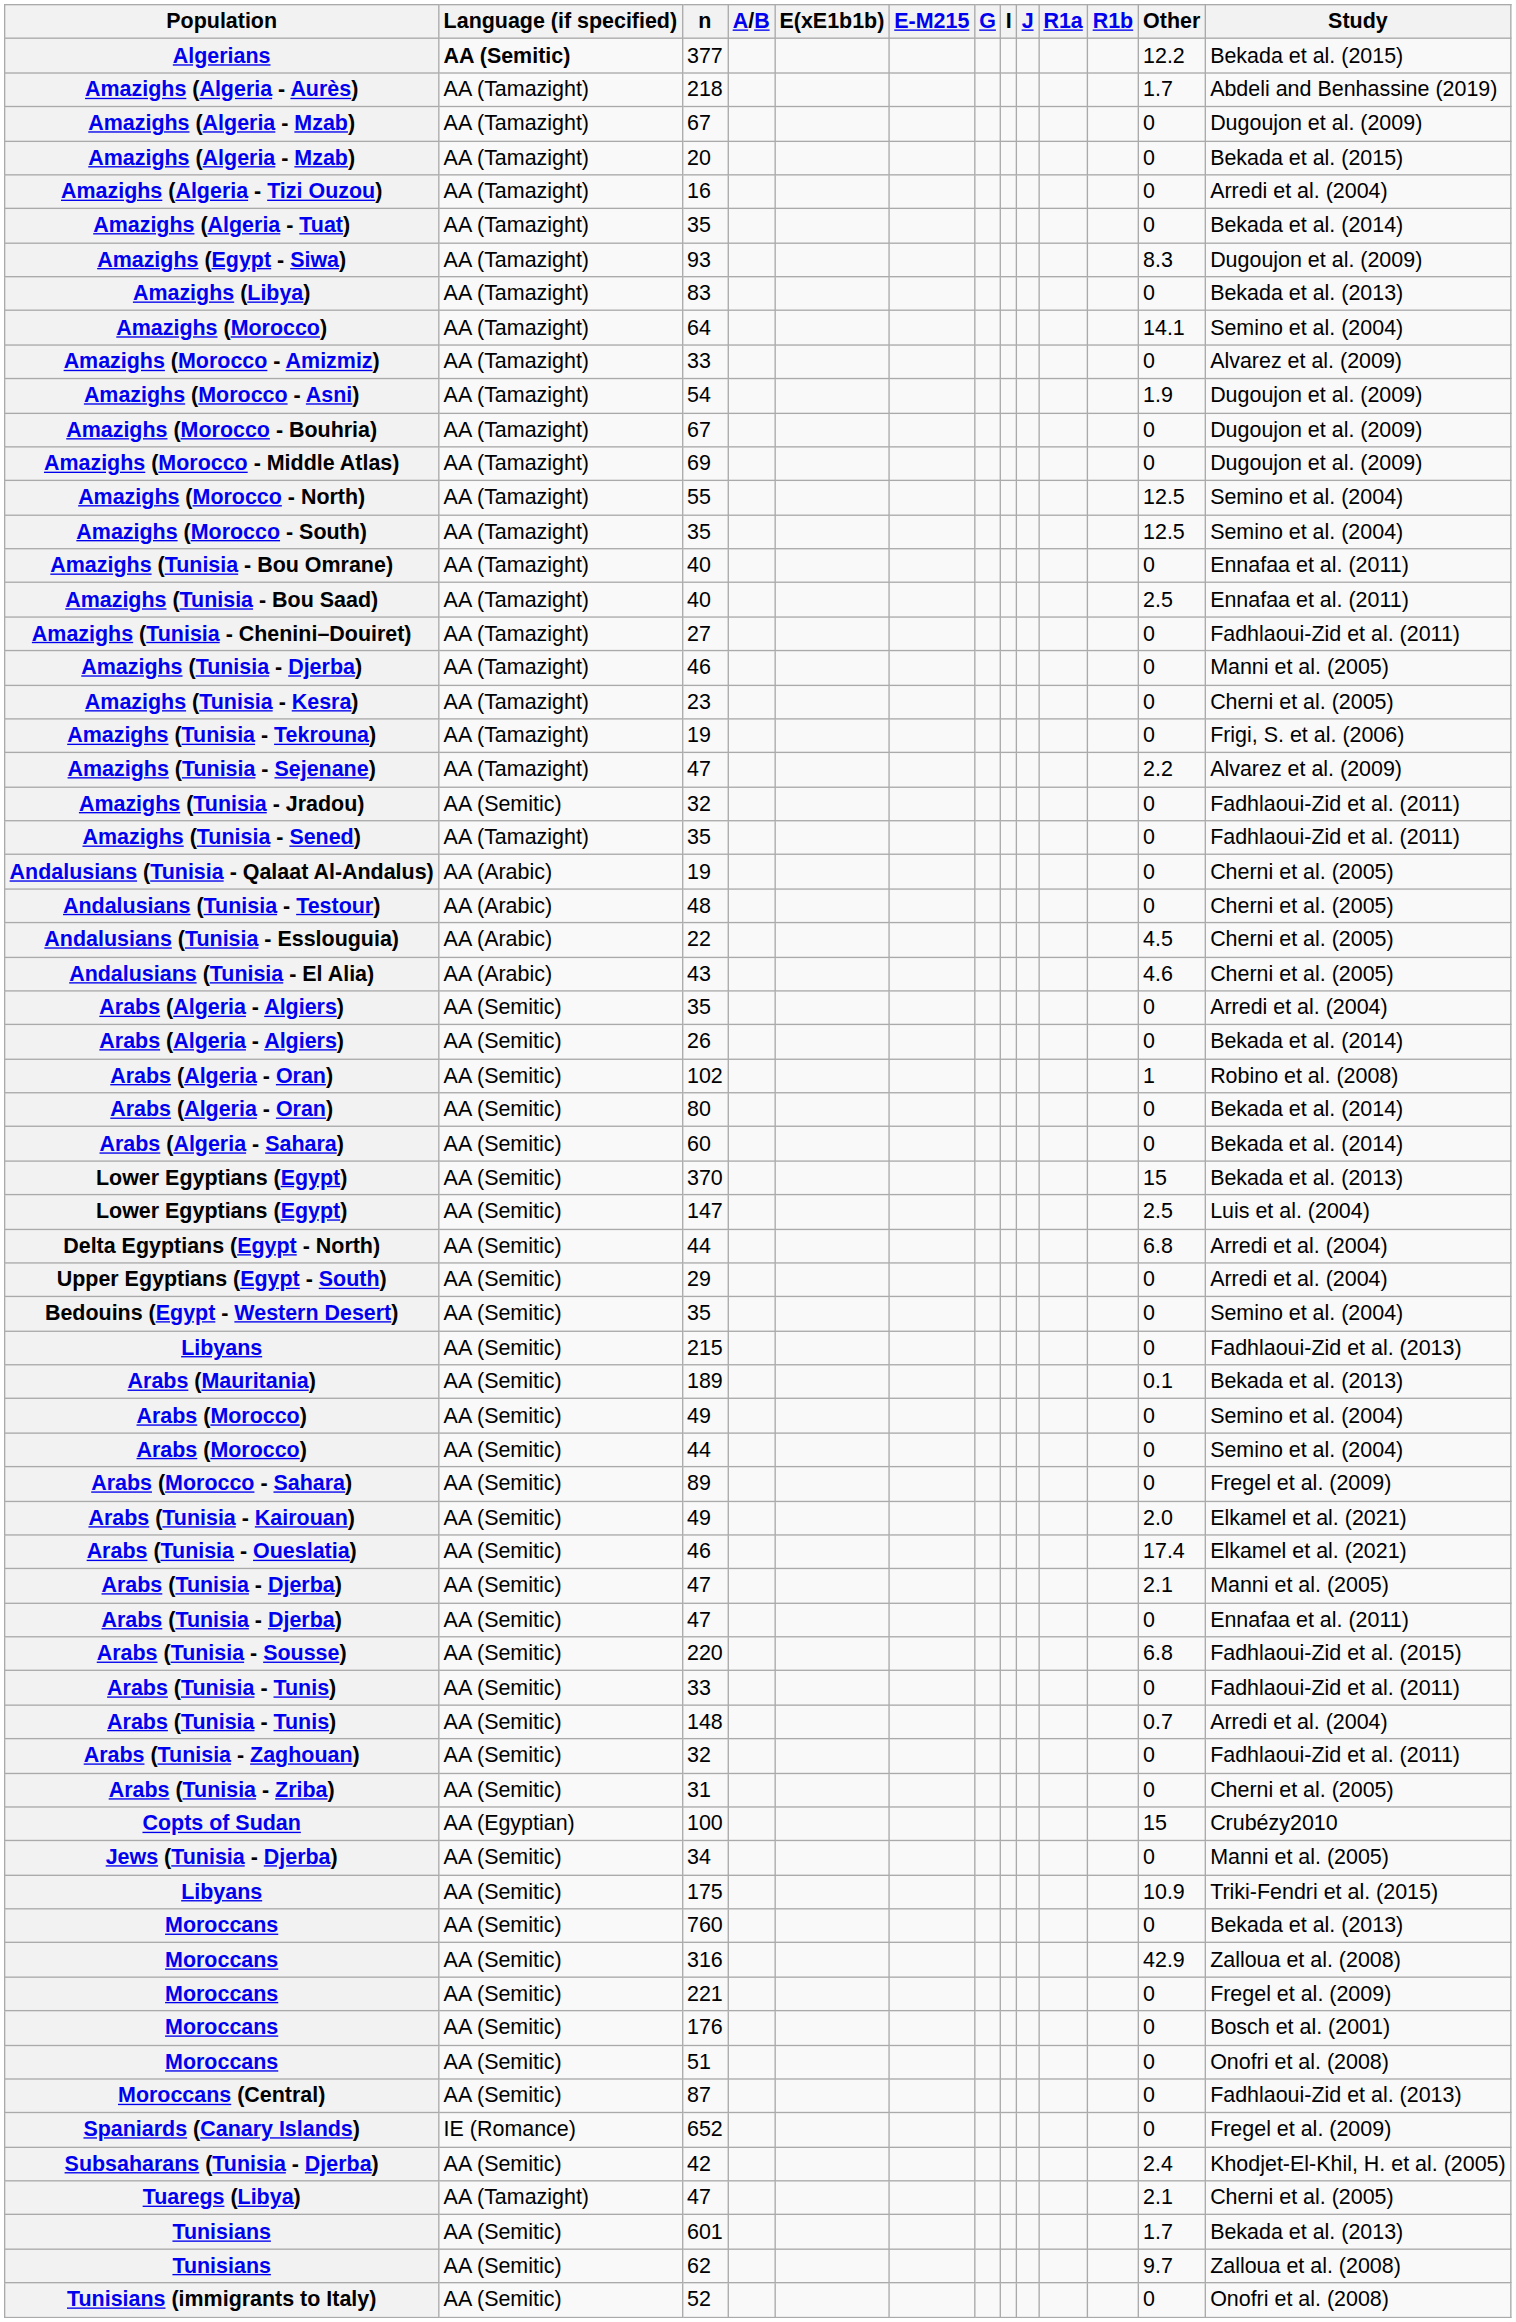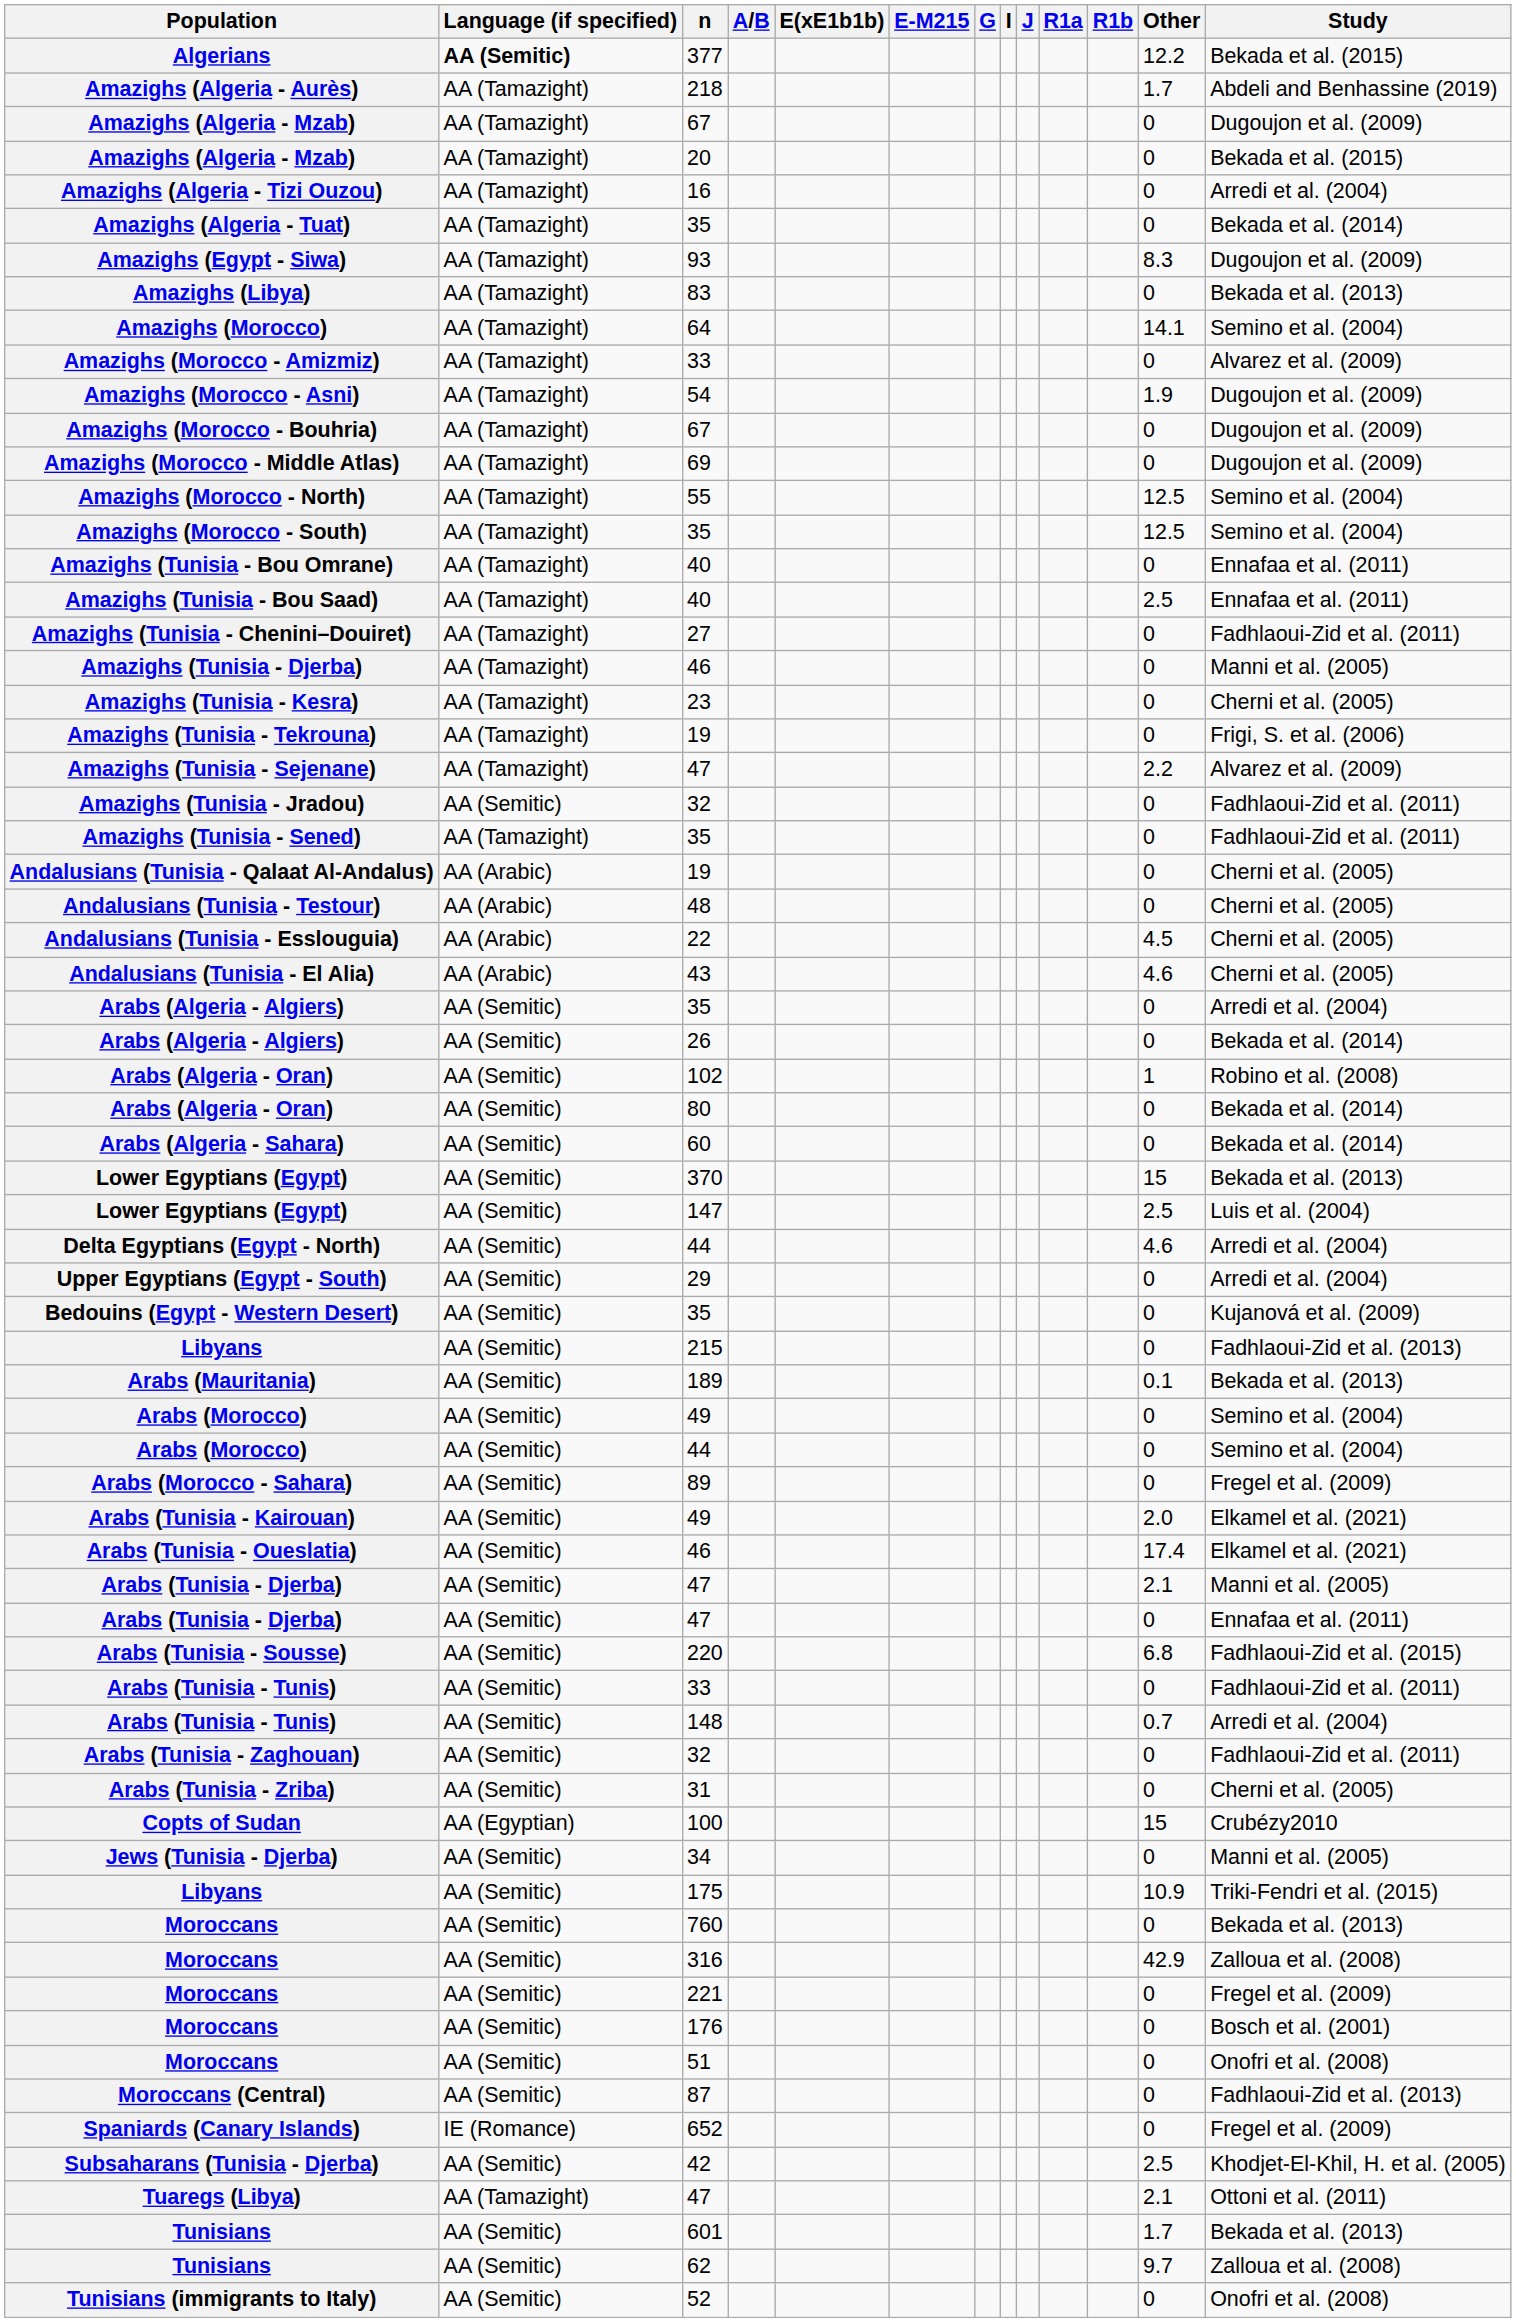(1158, 1245) 6.8 -> (1158, 1245) 4.6
(1307, 1313) Semino et al. (2004) -> (1315, 1313) Kujanová et al. (2009)
(1158, 2163) 2.4 -> (1158, 2163) 2.5
(1302, 2197) Cherni et al. (2005) -> (1298, 2197) Ottoni et al. (2011)
